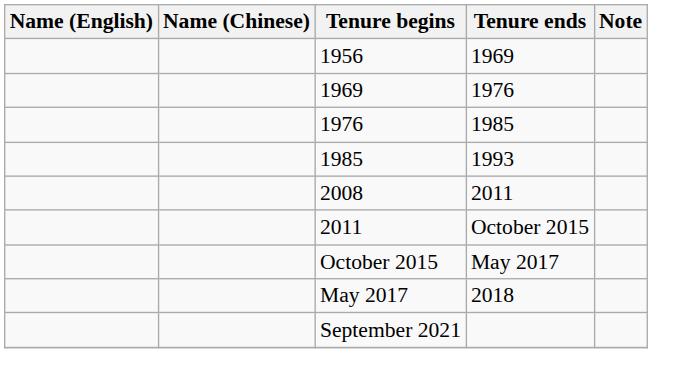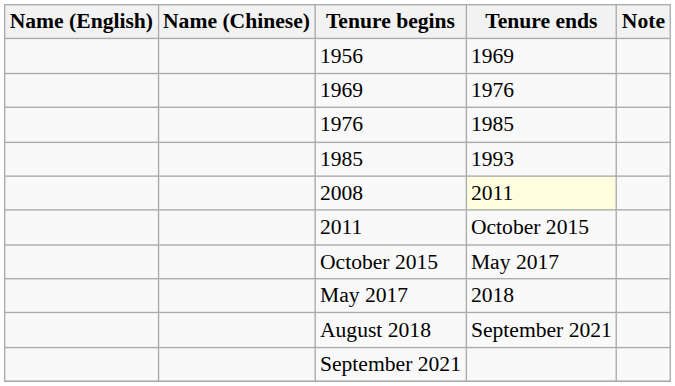(492, 192) no background -> (492, 192) lightyellow background
+ row: (375, 329)
